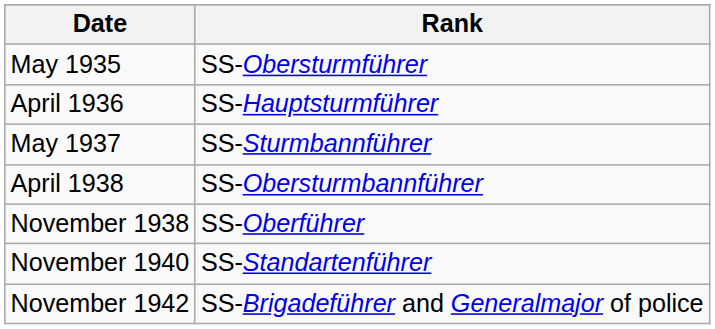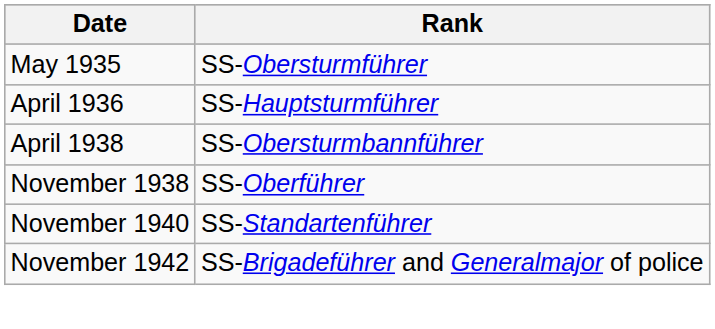- row: (66, 143)
